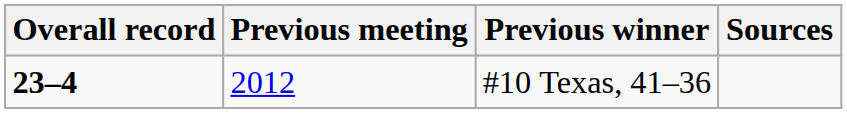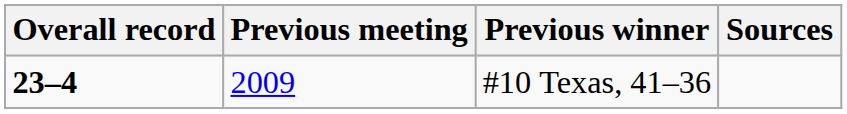(263, 81) 2012 -> (263, 81) 2009
